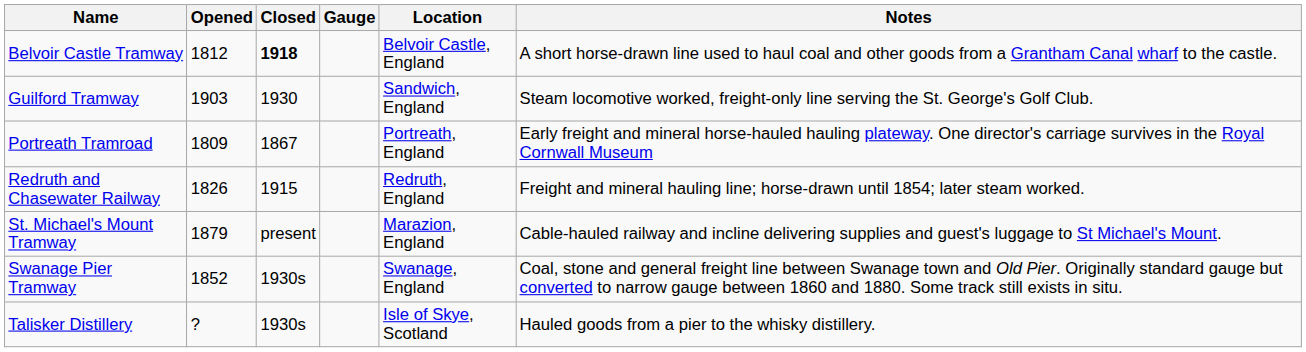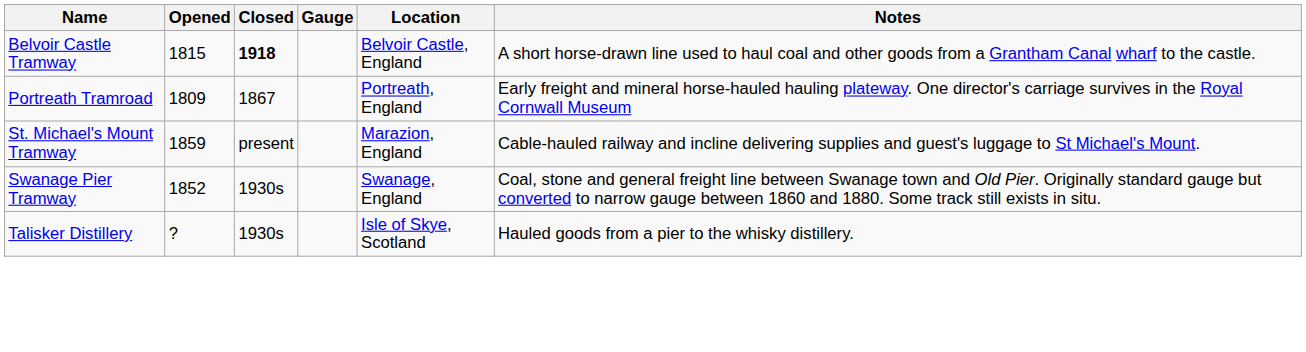(209, 53) 1812 -> (187, 53) 1815
- row: (74, 98)
- row: (84, 188)
(209, 233) 1879 -> (187, 143) 1859
